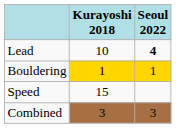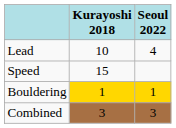(153, 50) bold -> (153, 50) normal
rows swapped: (37, 71) <-> (23, 92)
